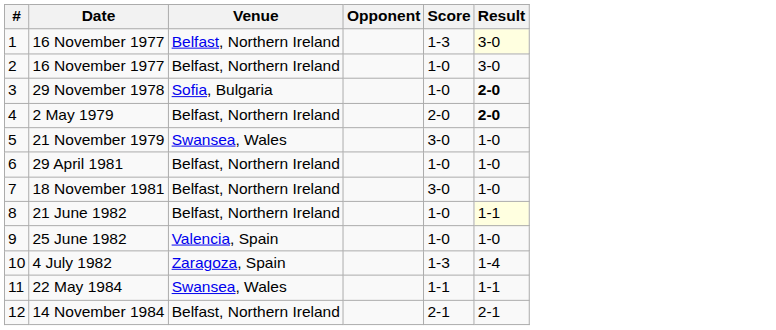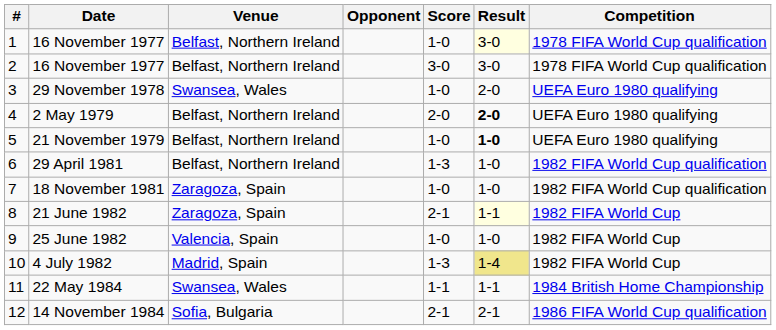+ column: (650, 16)
(439, 41) 1-3 -> (439, 41) 1-0
(439, 66) 1-0 -> (439, 66) 3-0
(222, 90) Sofia, Bulgaria -> (229, 90) Swansea, Wales
(489, 90) bold -> (489, 90) normal
(229, 139) Swansea, Wales -> (256, 139) Belfast, Northern Ireland
(439, 139) 3-0 -> (439, 139) 1-0
(489, 139) normal -> (489, 139) bold
(439, 164) 1-0 -> (439, 164) 1-3
(256, 189) Belfast, Northern Ireland -> (229, 189) Zaragoza, Spain
(439, 189) 3-0 -> (439, 189) 1-0
(256, 213) Belfast, Northern Ireland -> (229, 213) Zaragoza, Spain
(439, 213) 1-0 -> (439, 213) 2-1
(229, 262) Zaragoza, Spain -> (220, 262) Madrid, Spain
(489, 262) no background -> (489, 262) khaki background
(256, 312) Belfast, Northern Ireland -> (222, 312) Sofia, Bulgaria
